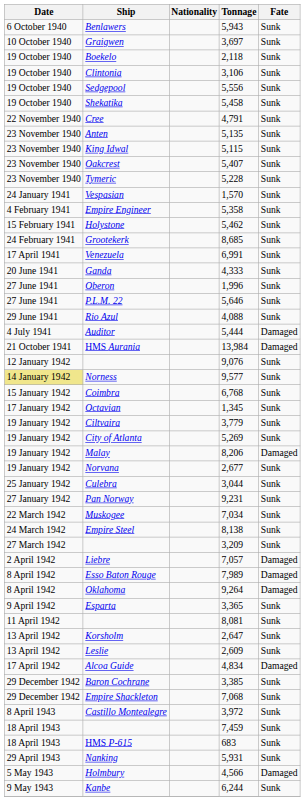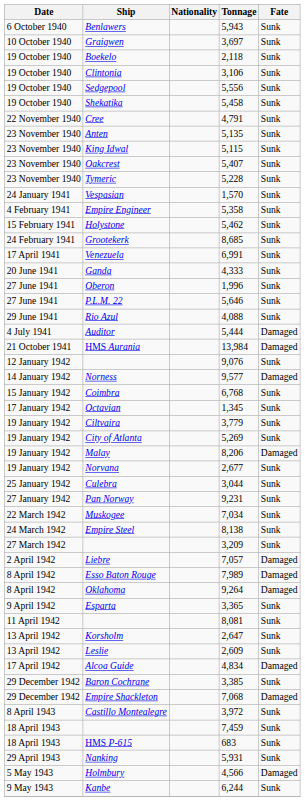(39, 377) khaki background -> (39, 377) no background
(271, 377) Sunk -> (279, 377) Damaged
(271, 697) Sunk -> (279, 697) Damaged
